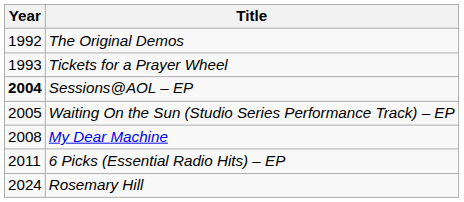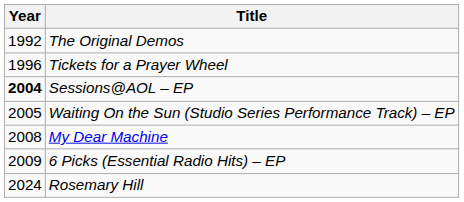(25, 64) 1993 -> (25, 64) 1996
(24, 161) 2011 -> (25, 161) 2009
